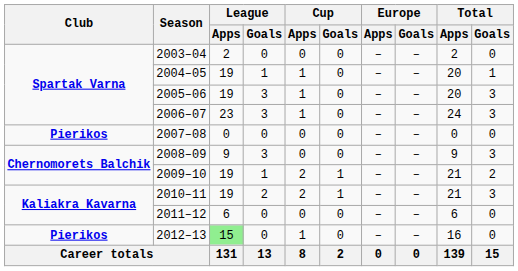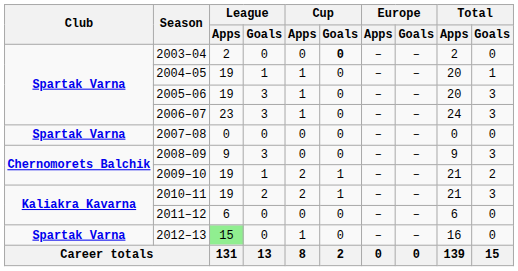(340, 54) normal -> (340, 54) bold
(79, 135) Pierikos -> (79, 135) Spartak Varna
(79, 235) Pierikos -> (79, 235) Spartak Varna
